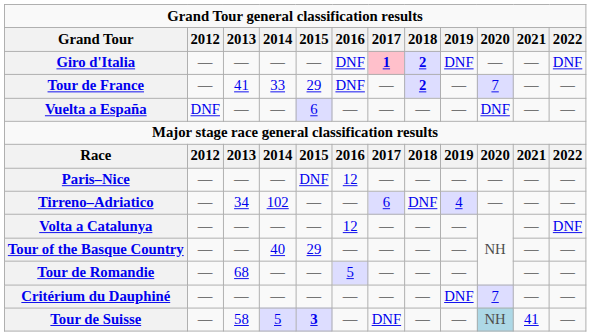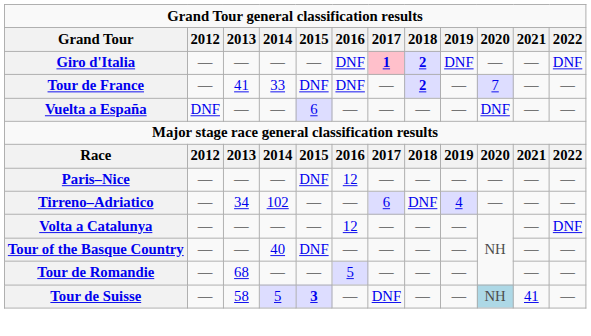(314, 86) 29 -> (314, 86) DNF
(314, 249) 29 -> (314, 249) DNF
- row: (96, 296)
